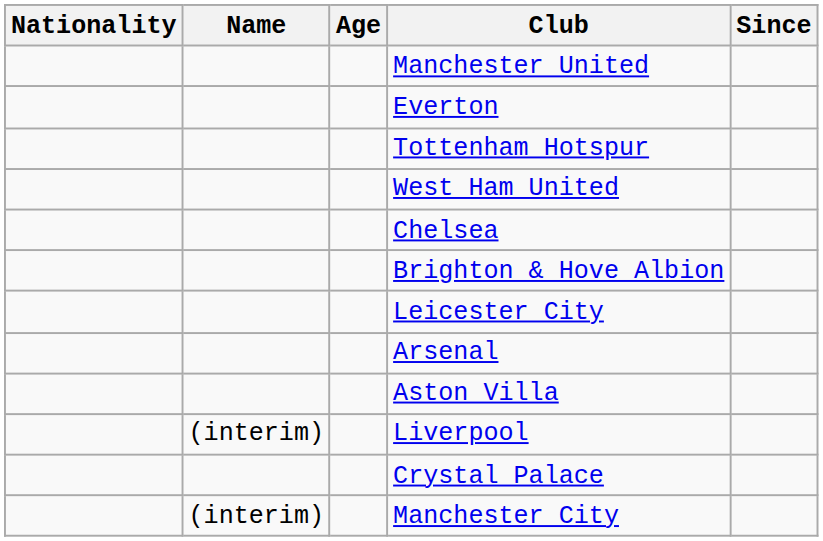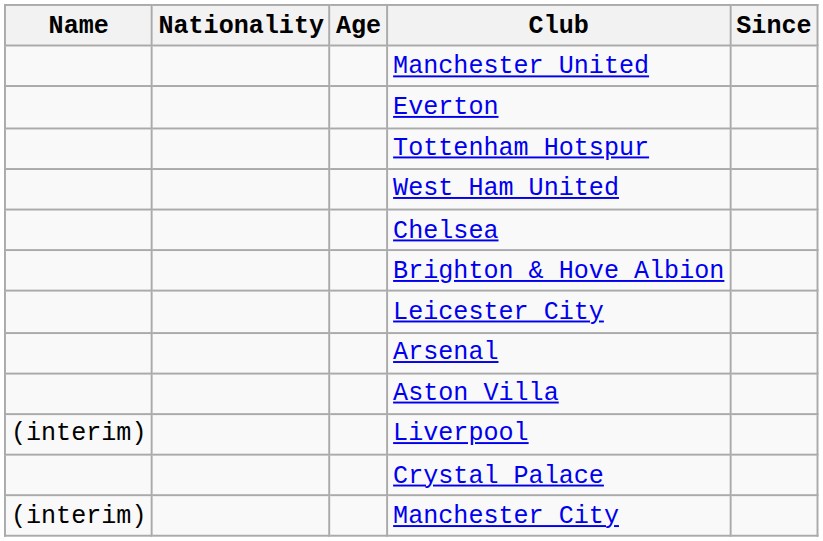columns swapped: (256, 25) <-> (94, 25)
